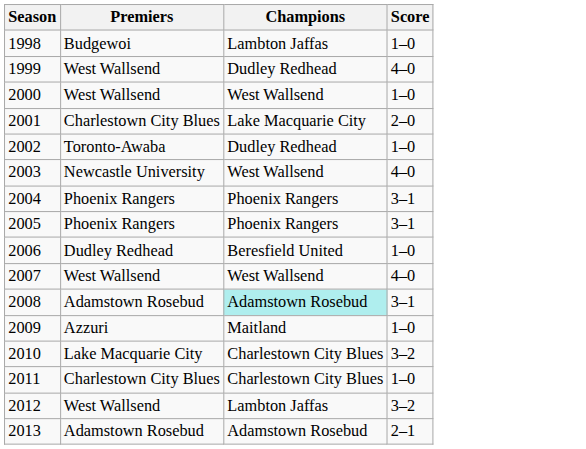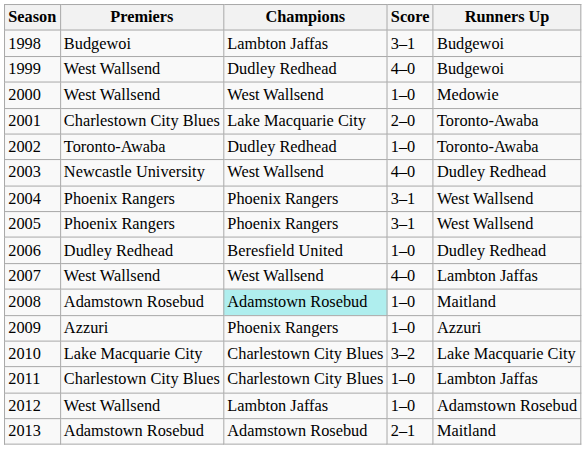+ column: (507, 17)
(403, 43) 1–0 -> (403, 43) 3–1
(403, 302) 3–1 -> (403, 302) 1–0
(257, 328) Maitland -> (283, 328) Phoenix Rangers
(403, 405) 3–2 -> (403, 405) 1–0
